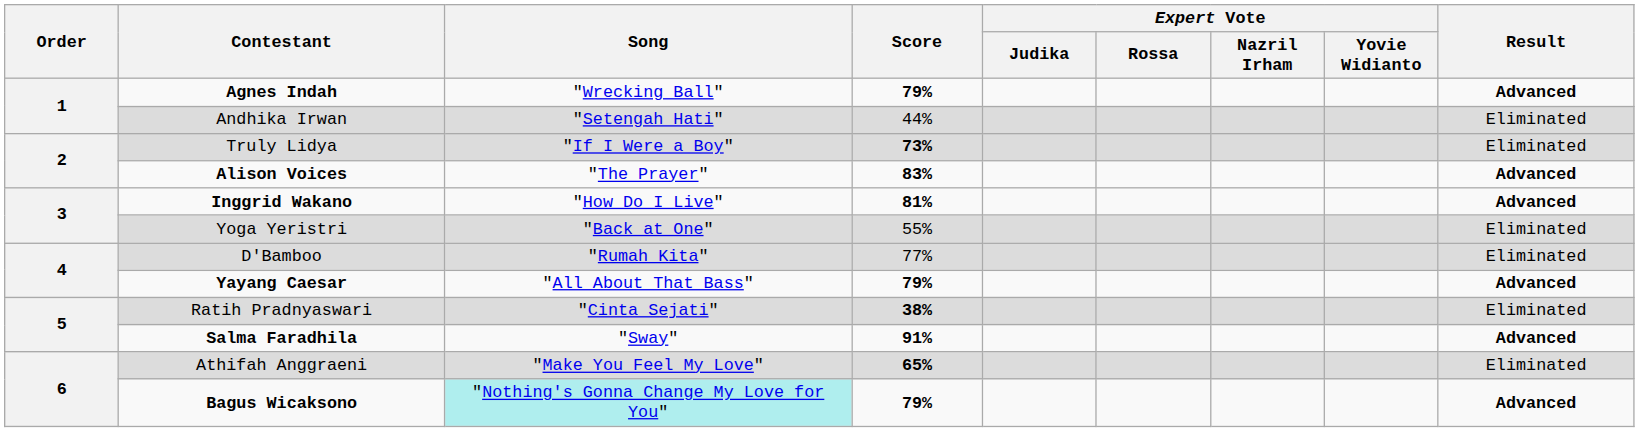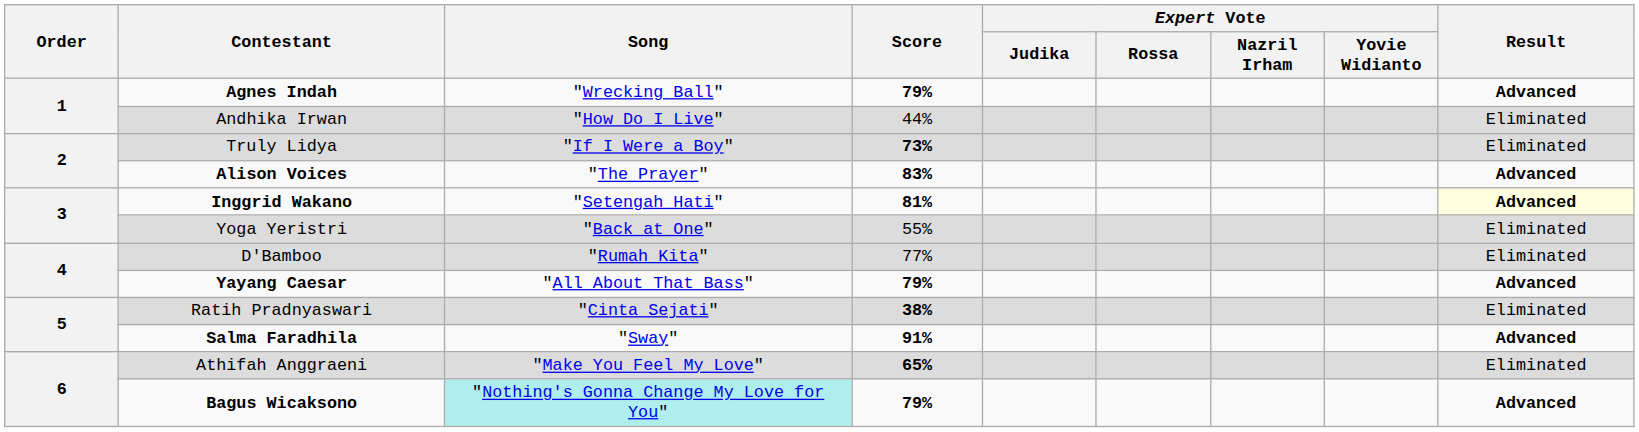(648, 120) "Setengah Hati" -> (648, 120) "How Do I Live"
(648, 202) "How Do I Live" -> (648, 202) "Setengah Hati"
(1536, 202) no background -> (1536, 202) lightyellow background
